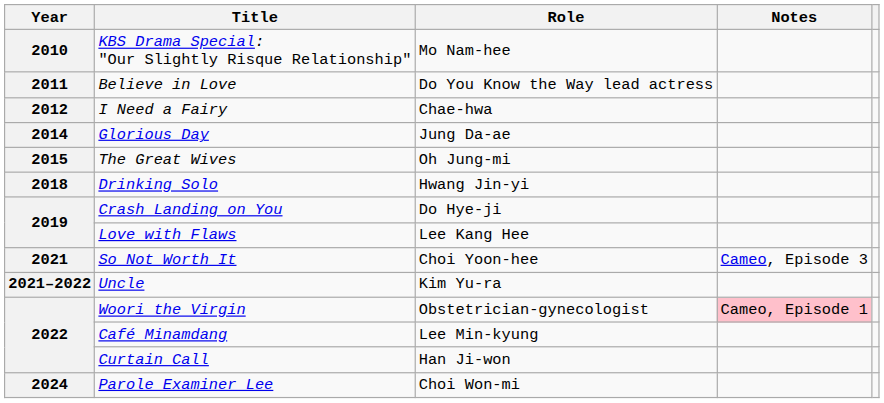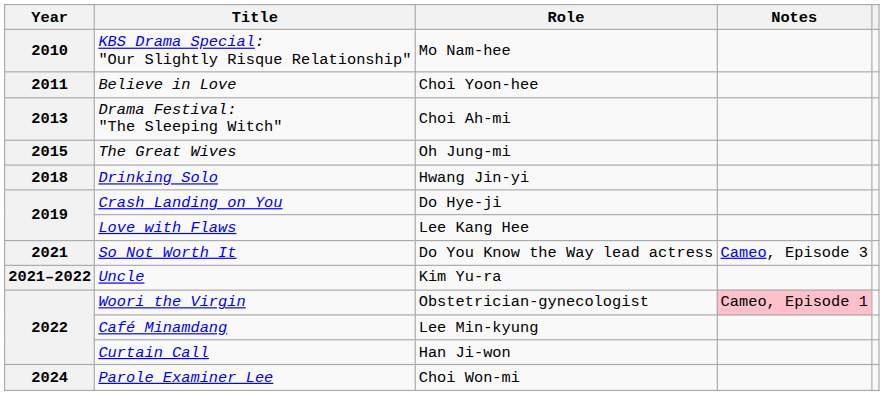(566, 85) Do You Know the Way lead actress -> (479, 85) Choi Yoon-hee
- row: (163, 110)
+ row: (190, 119)
- row: (154, 135)
(479, 260) Choi Yoon-hee -> (566, 253) Do You Know the Way lead actress
